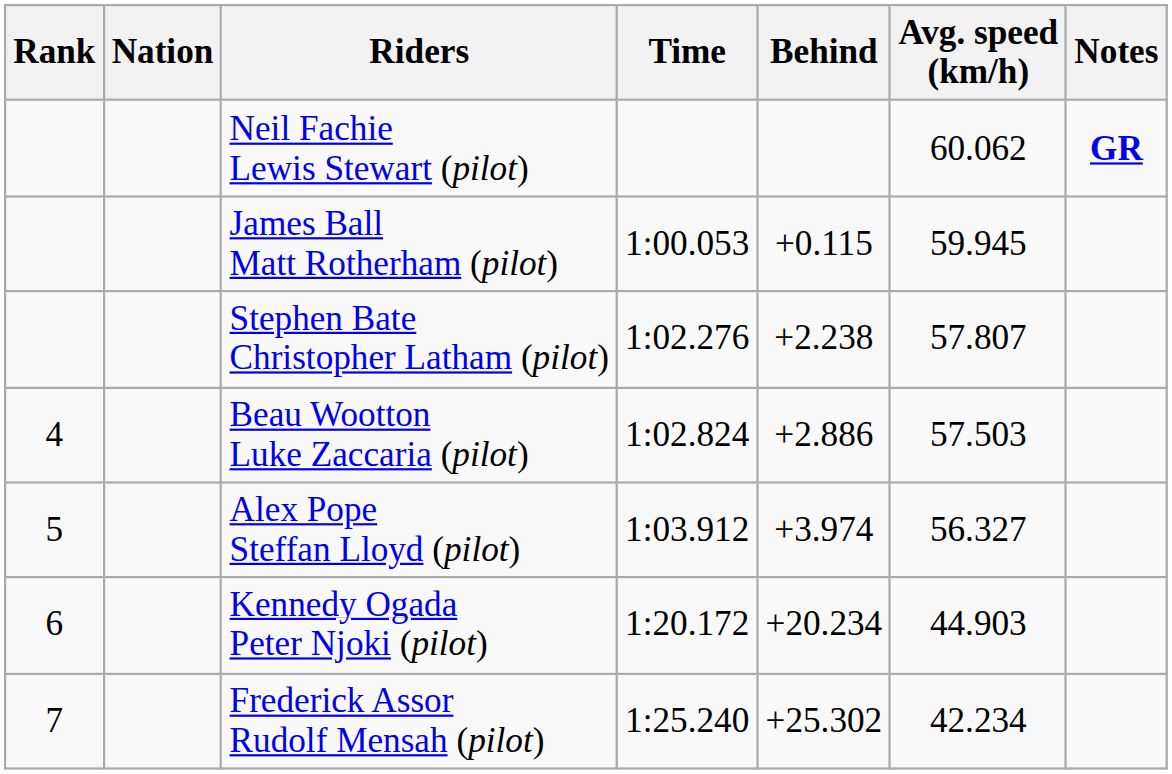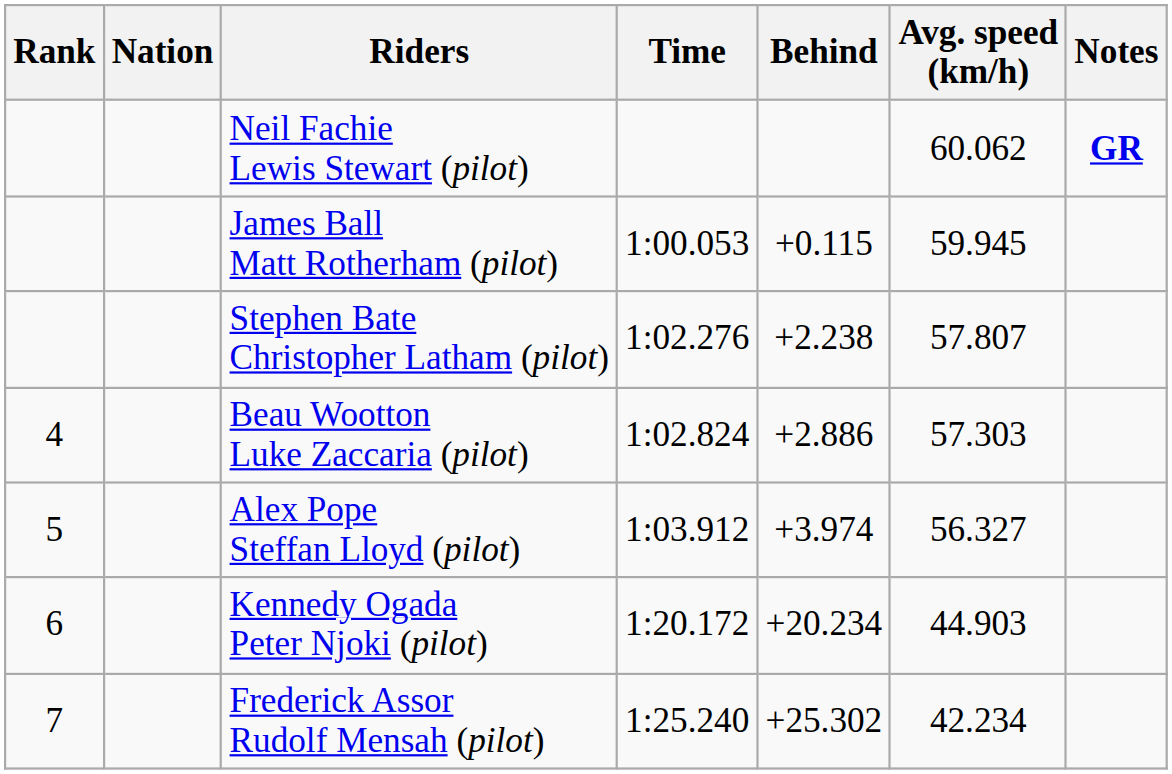(978, 433) 57.503 -> (978, 433) 57.303
